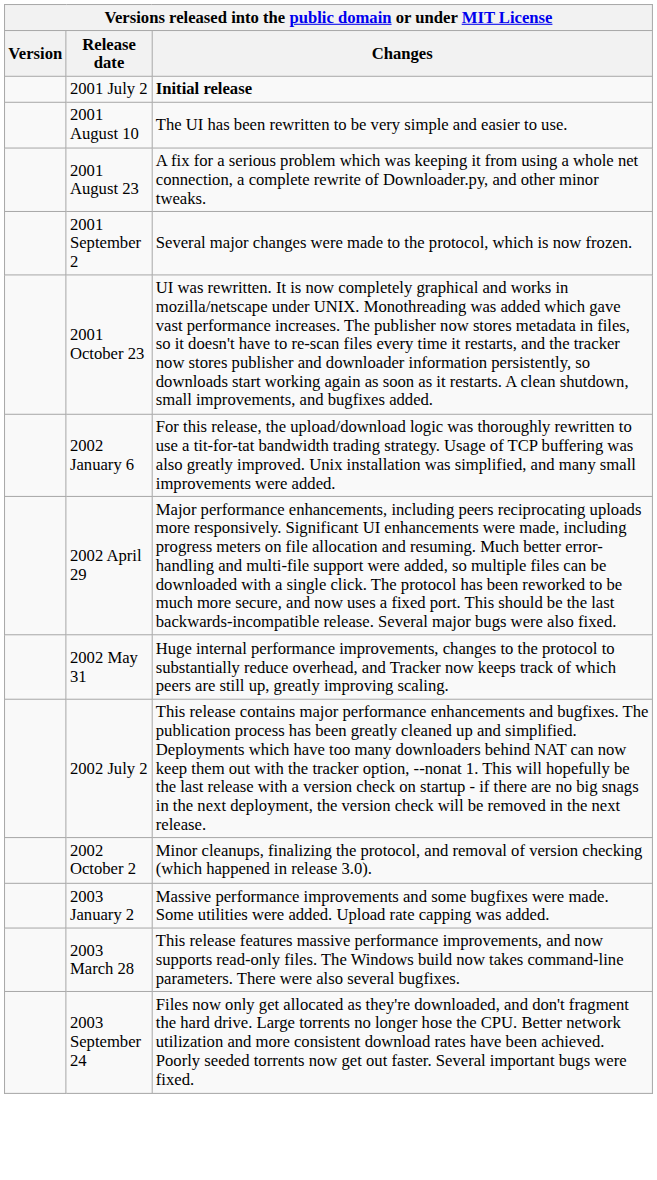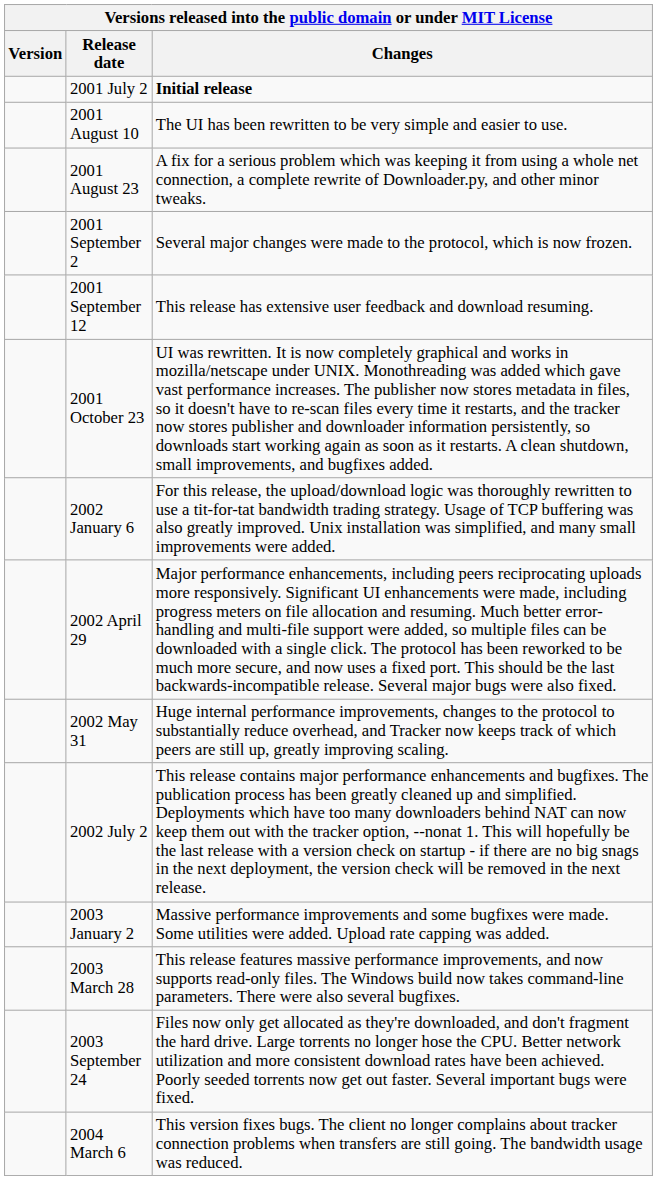+ row: (106, 307)
- row: (103, 860)
+ row: (98, 1143)
